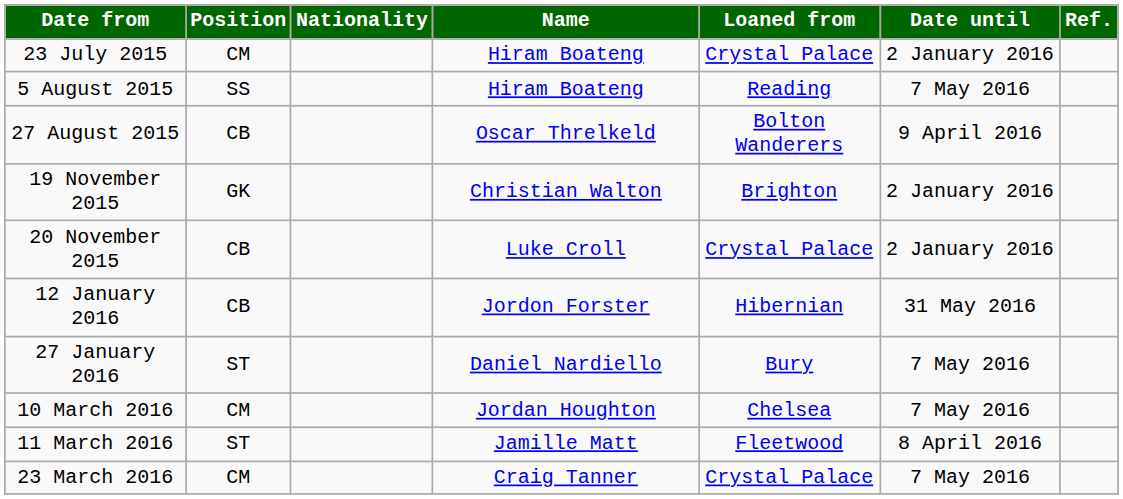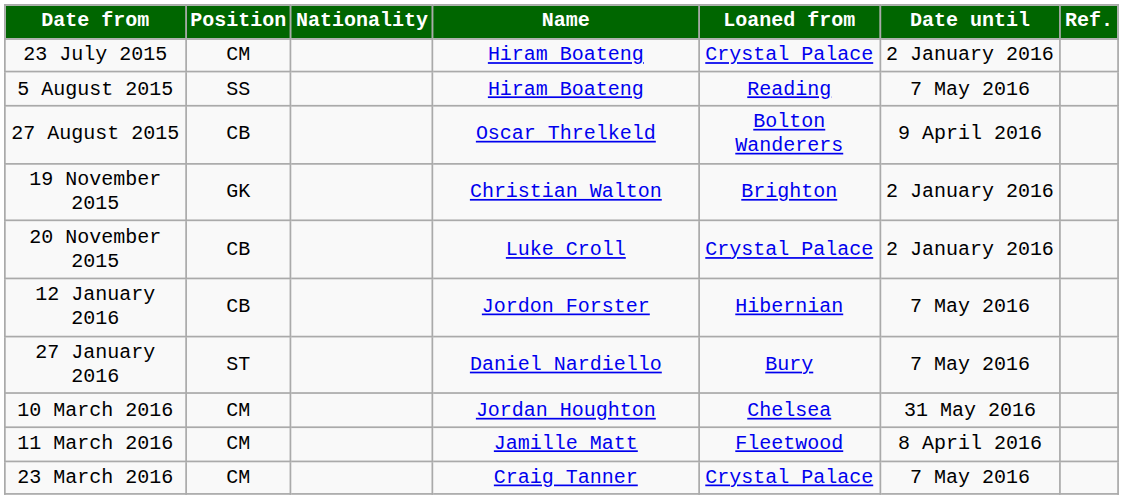(970, 307) 31 May 2016 -> (970, 307) 7 May 2016
(970, 410) 7 May 2016 -> (970, 410) 31 May 2016
(238, 444) ST -> (238, 444) CM
